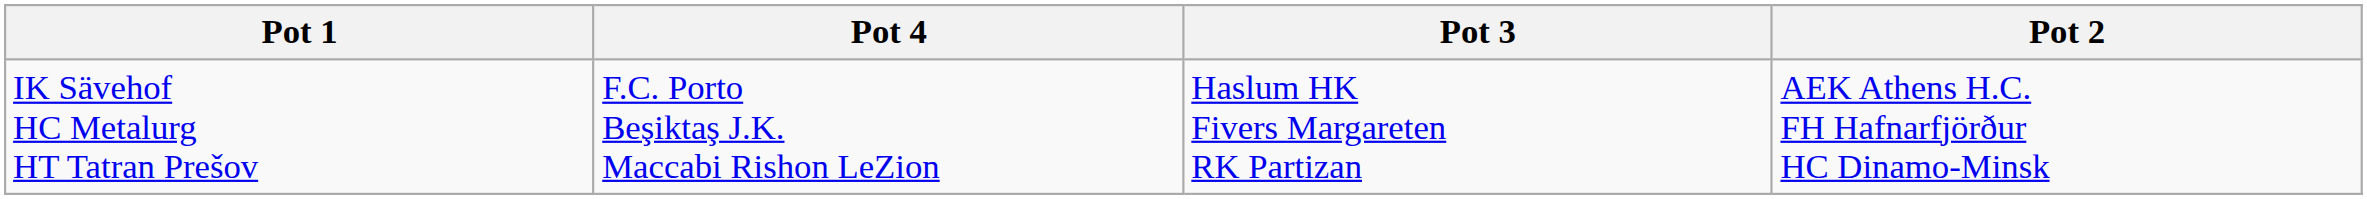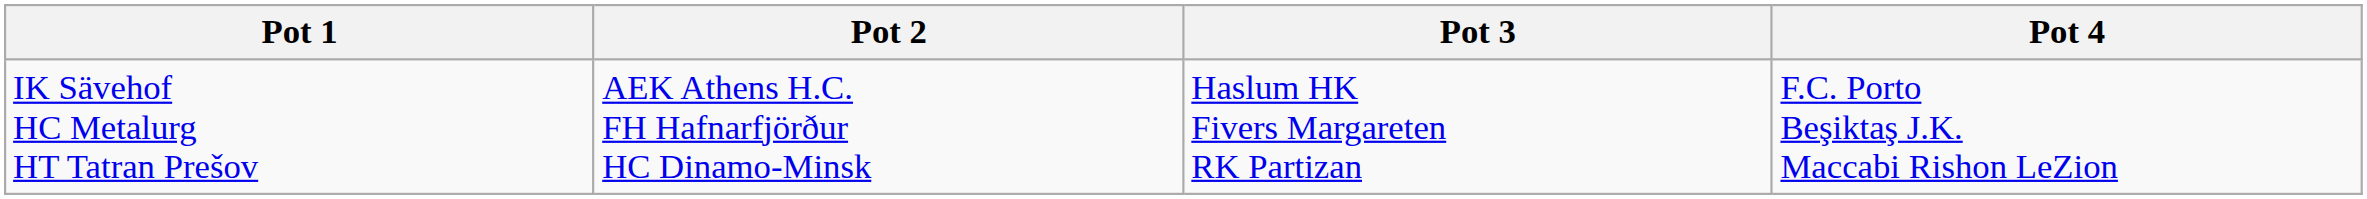columns swapped: (2067, 32) <-> (889, 32)
